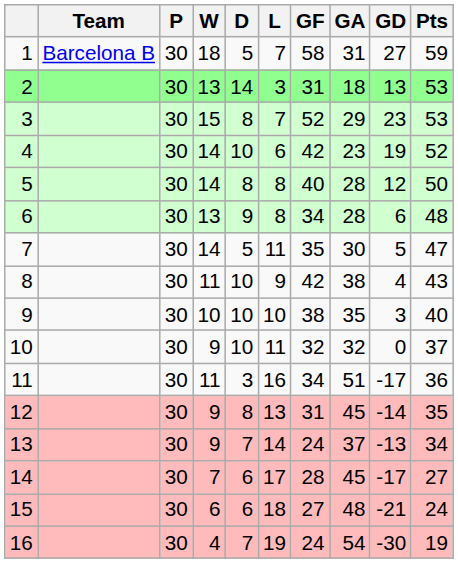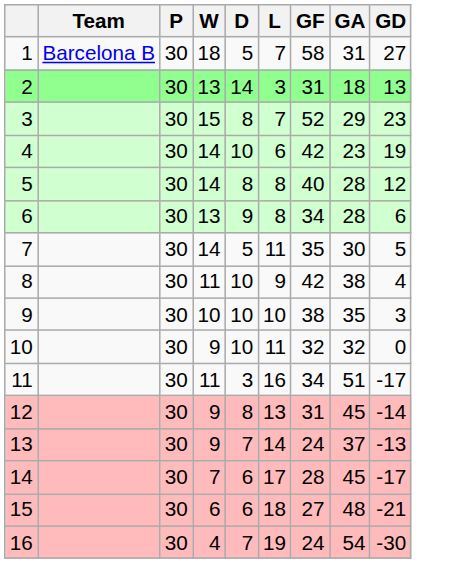- column: (432, 21)
